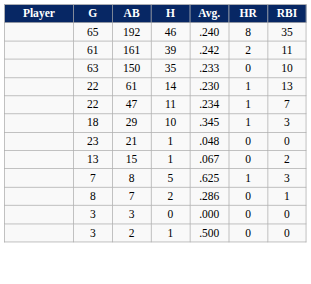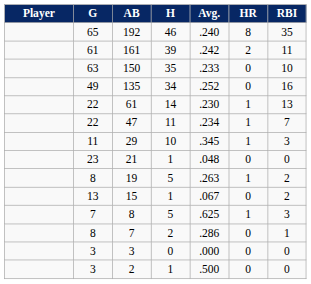+ row: (132, 86)
(93, 123) 18 -> (93, 141) 11
+ row: (132, 178)
